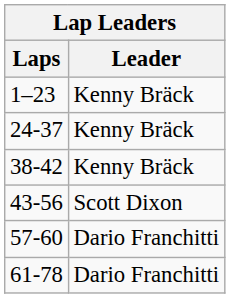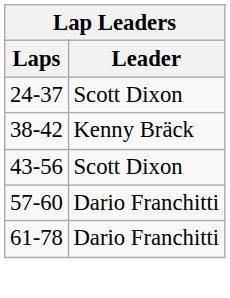- row: (33, 94)
(134, 130) Kenny Bräck -> (128, 94) Scott Dixon
